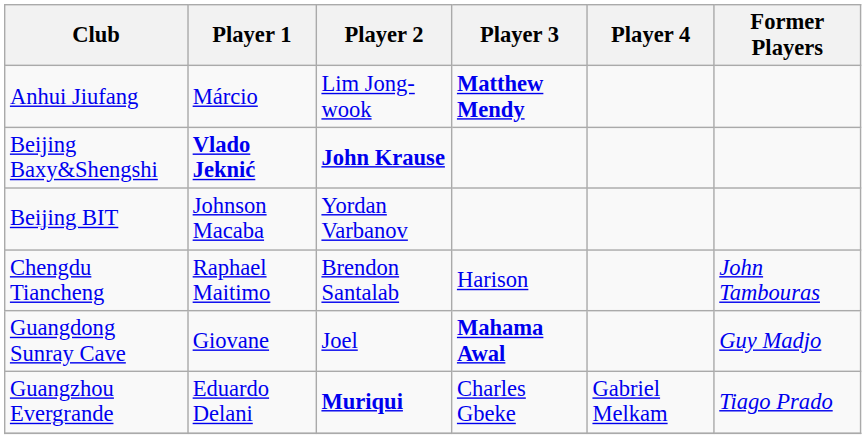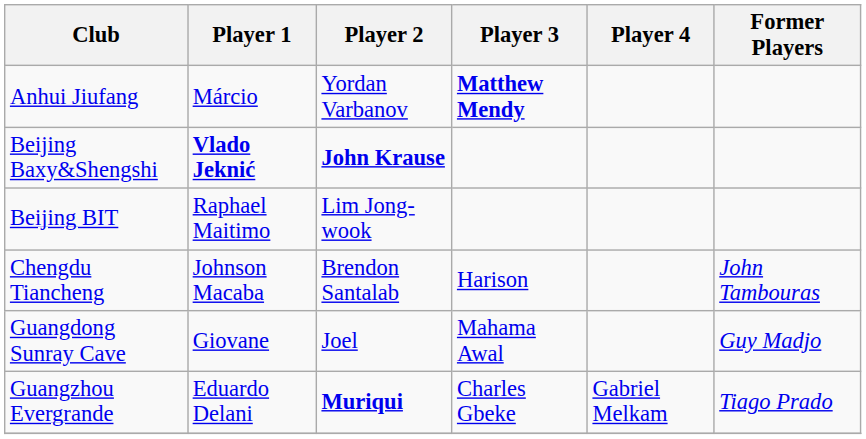(368, 96) Lim Jong-wook -> (365, 96) Yordan Varbanov
(230, 218) Johnson Macaba -> (232, 218) Raphael Maitimo
(365, 218) Yordan Varbanov -> (368, 218) Lim Jong-wook
(232, 279) Raphael Maitimo -> (230, 279) Johnson Macaba
(500, 340) bold -> (496, 340) normal
